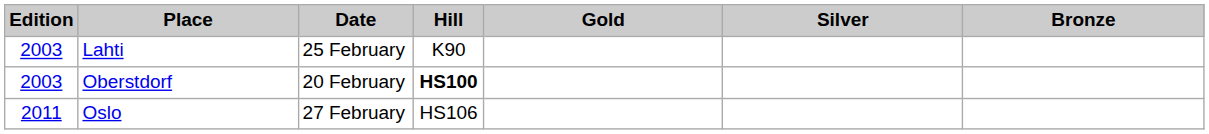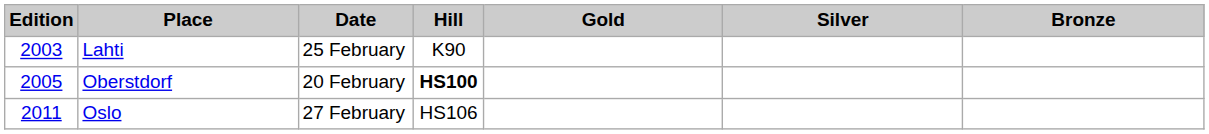(41, 81) 2003 -> (41, 81) 2005
